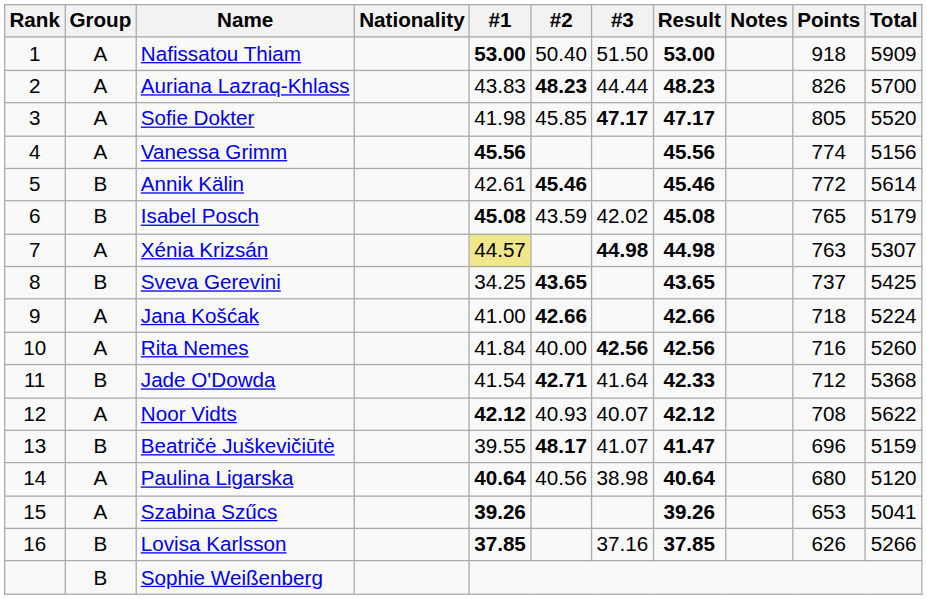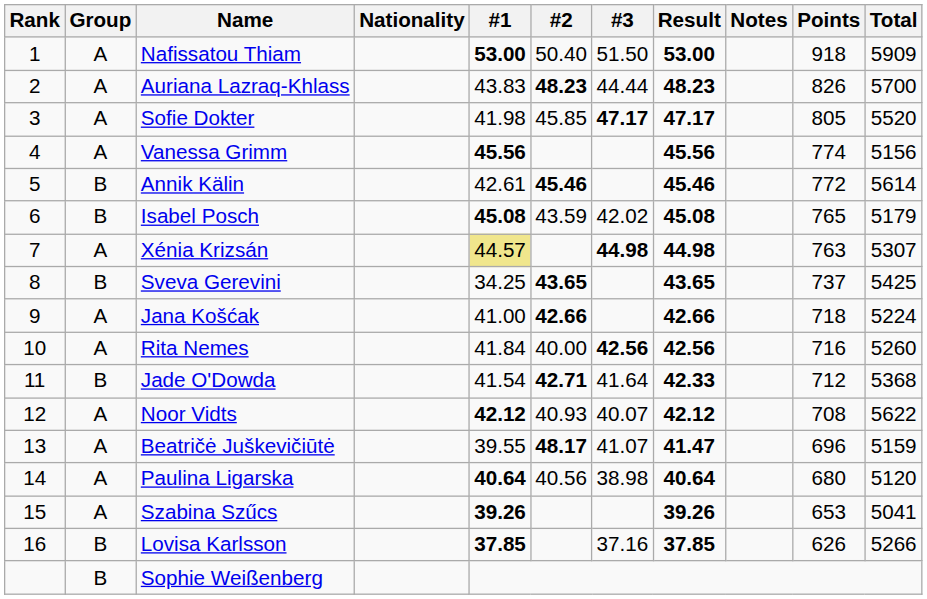(100, 446) B -> (100, 446) A
